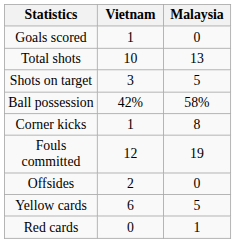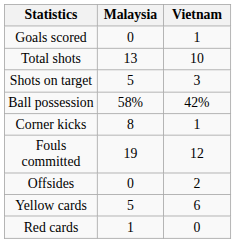columns swapped: (130, 15) <-> (197, 15)
